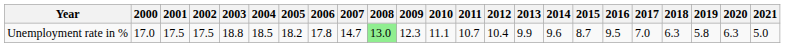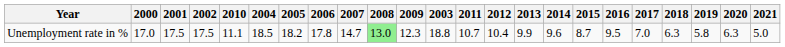columns swapped: (234, 14) <-> (441, 14)
